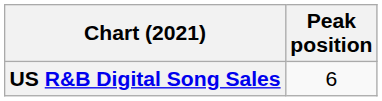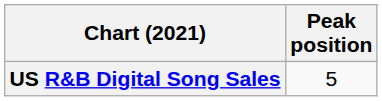(331, 78) 6 -> (331, 78) 5
